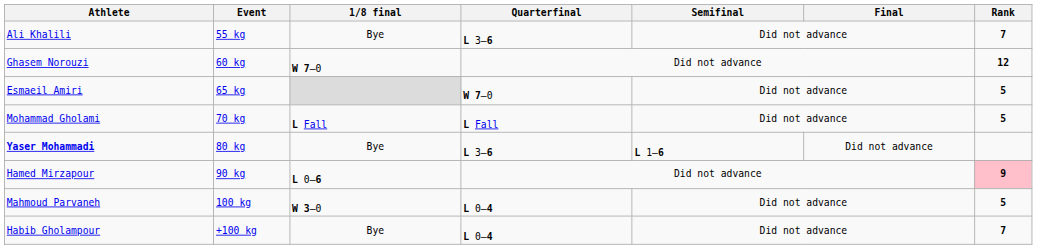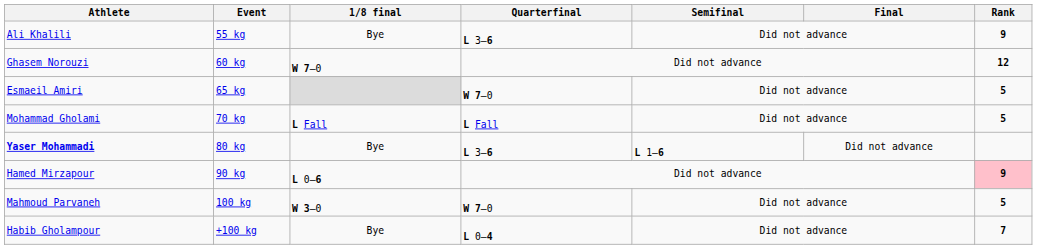(1003, 34) 7 -> (1003, 34) 9
(478, 208) L 0–4 -> (478, 208) W 7–0
